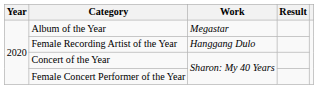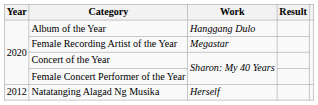(209, 28) Megastar -> (223, 28) Hanggang Dulo
(223, 44) Hanggang Dulo -> (209, 44) Megastar
+ row: (95, 92)
